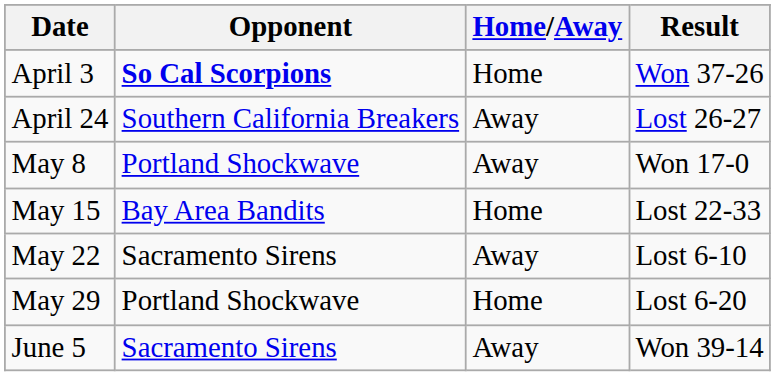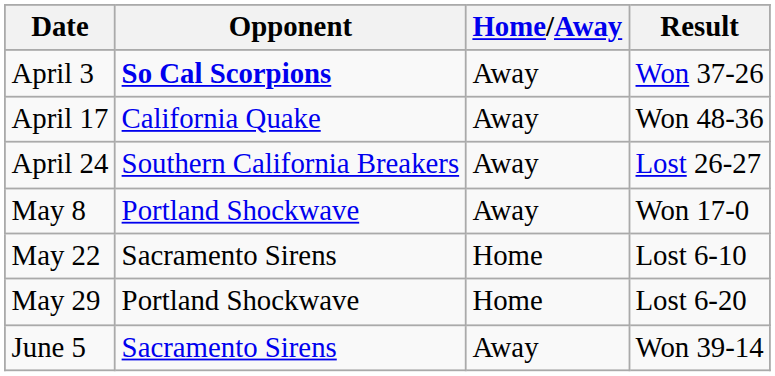(508, 73) Home -> (505, 73) Away
+ row: (60, 118)
- row: (56, 210)
(505, 255) Away -> (508, 255) Home
